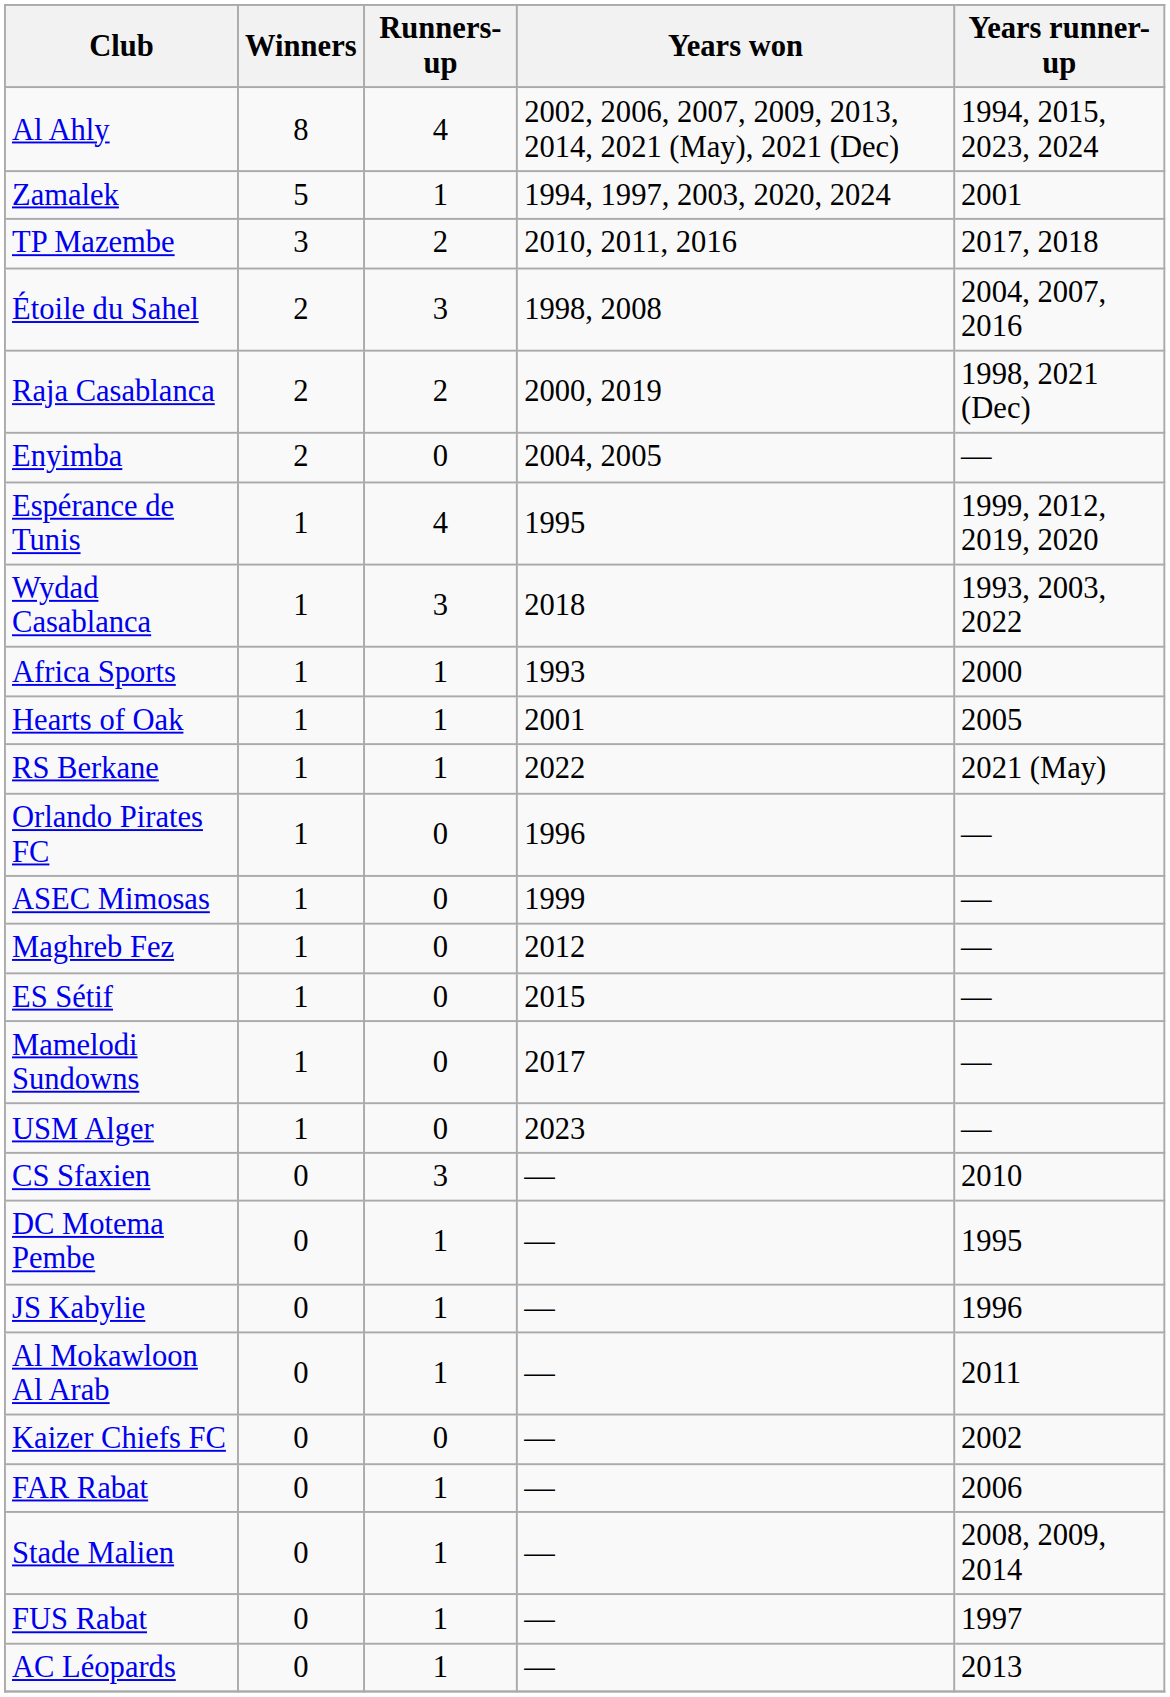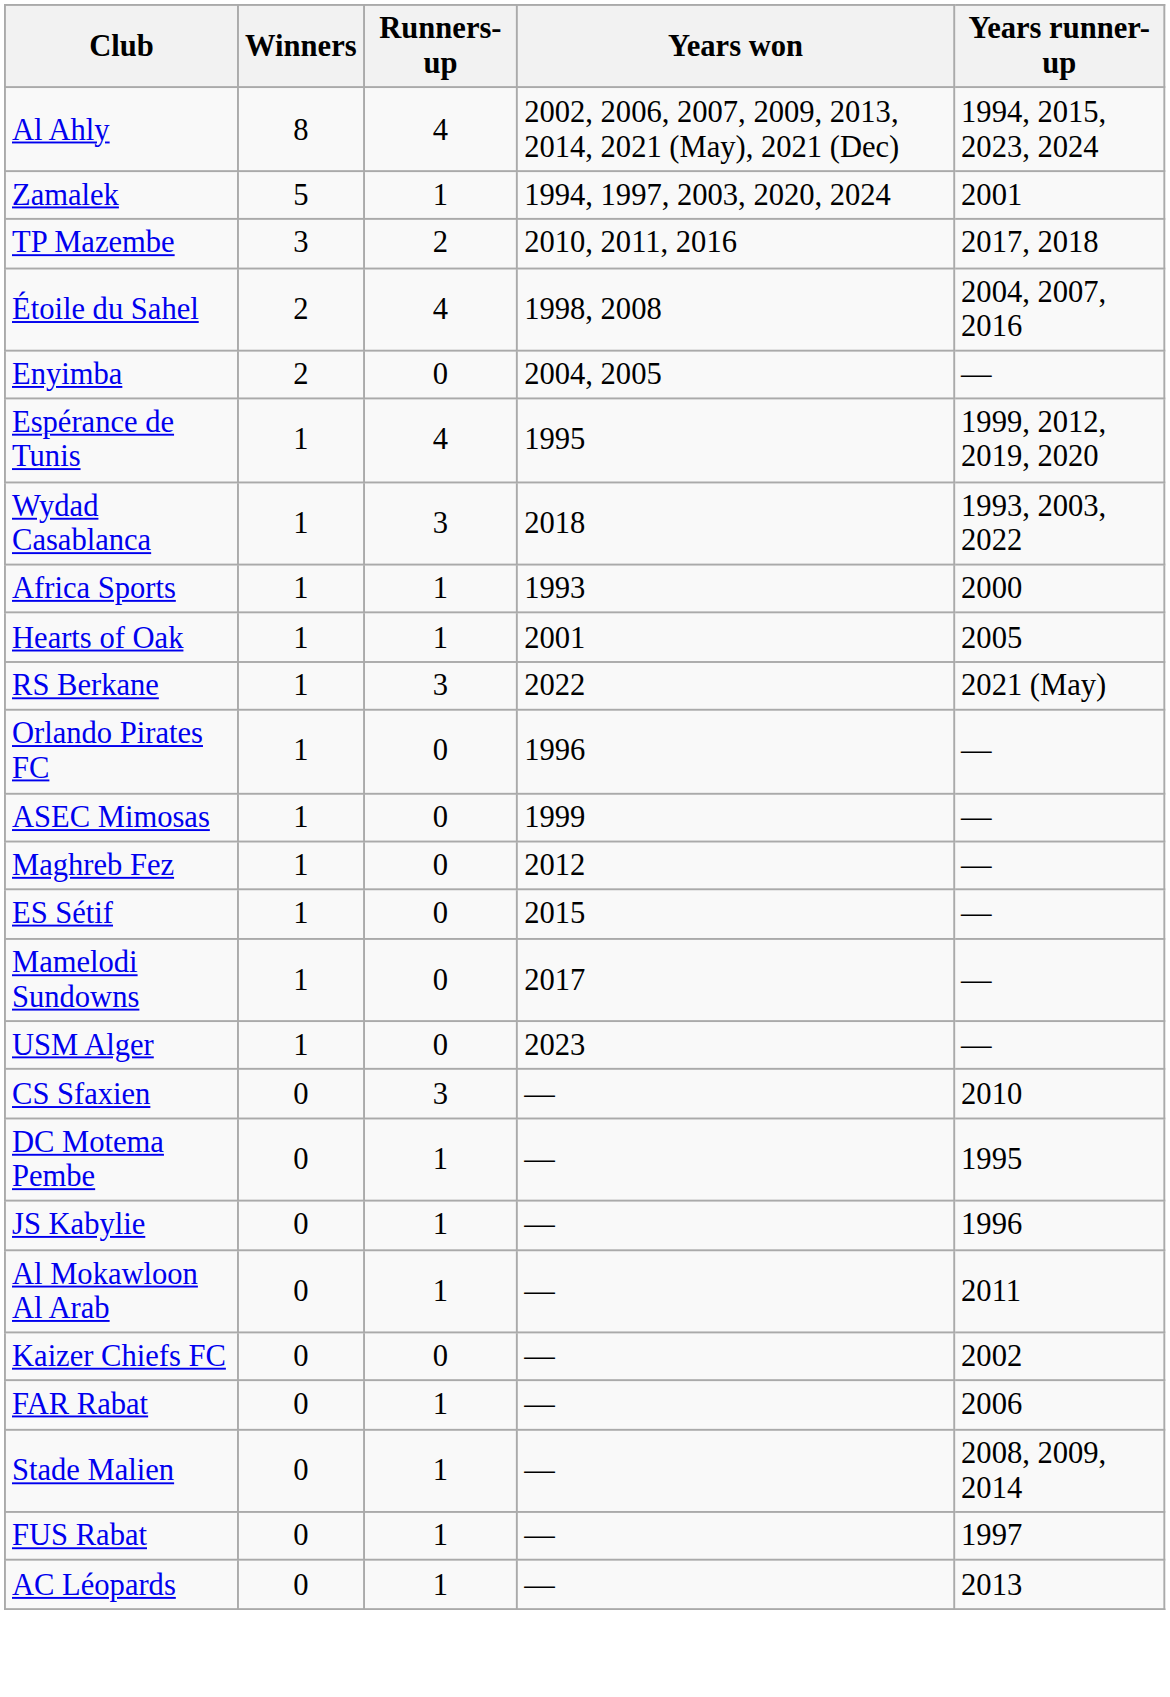(440, 308) 3 -> (440, 308) 4
- row: (113, 391)
(440, 768) 1 -> (440, 685) 3
